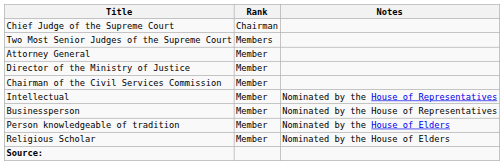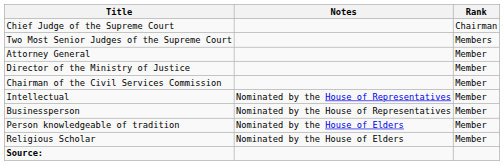columns swapped: (257, 11) <-> (390, 11)
